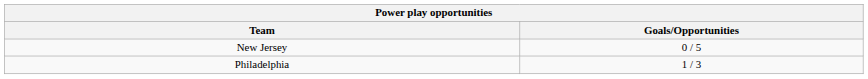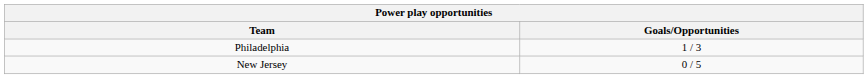rows swapped: (262, 64) <-> (262, 47)
